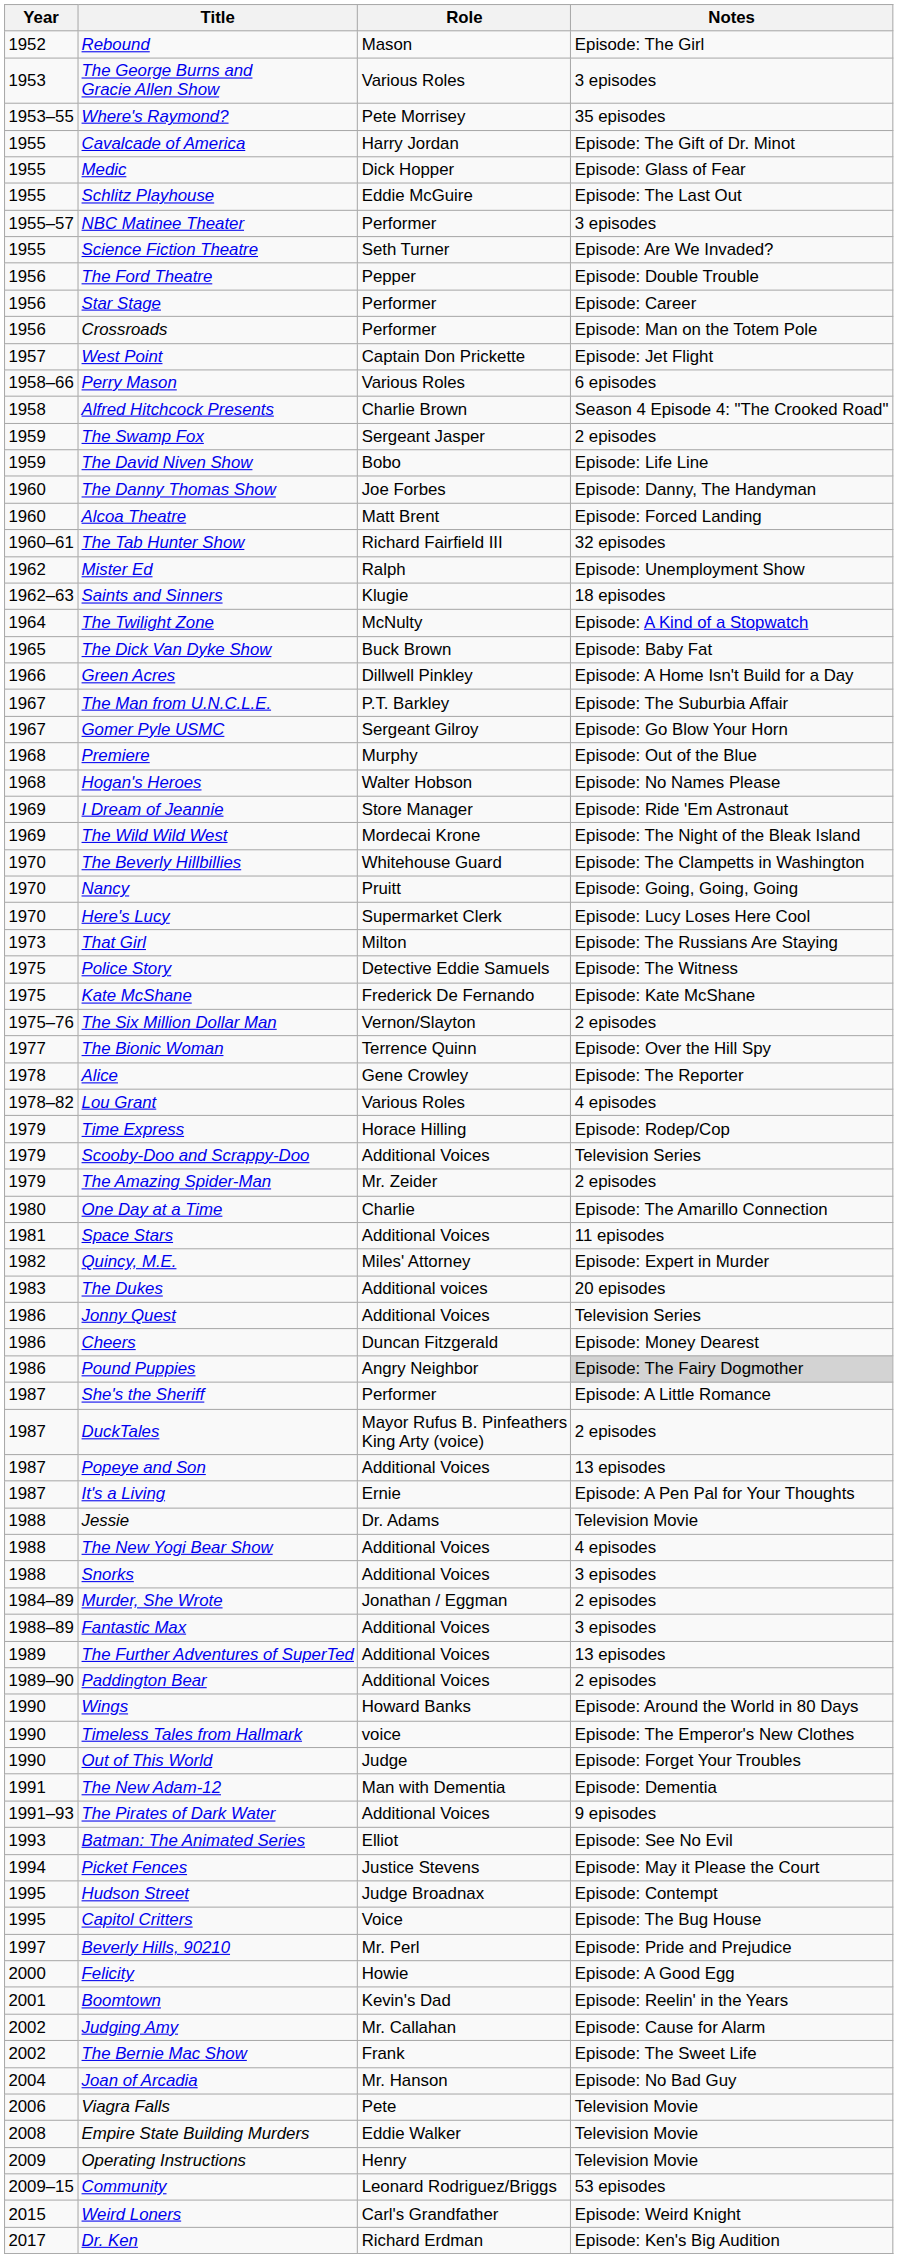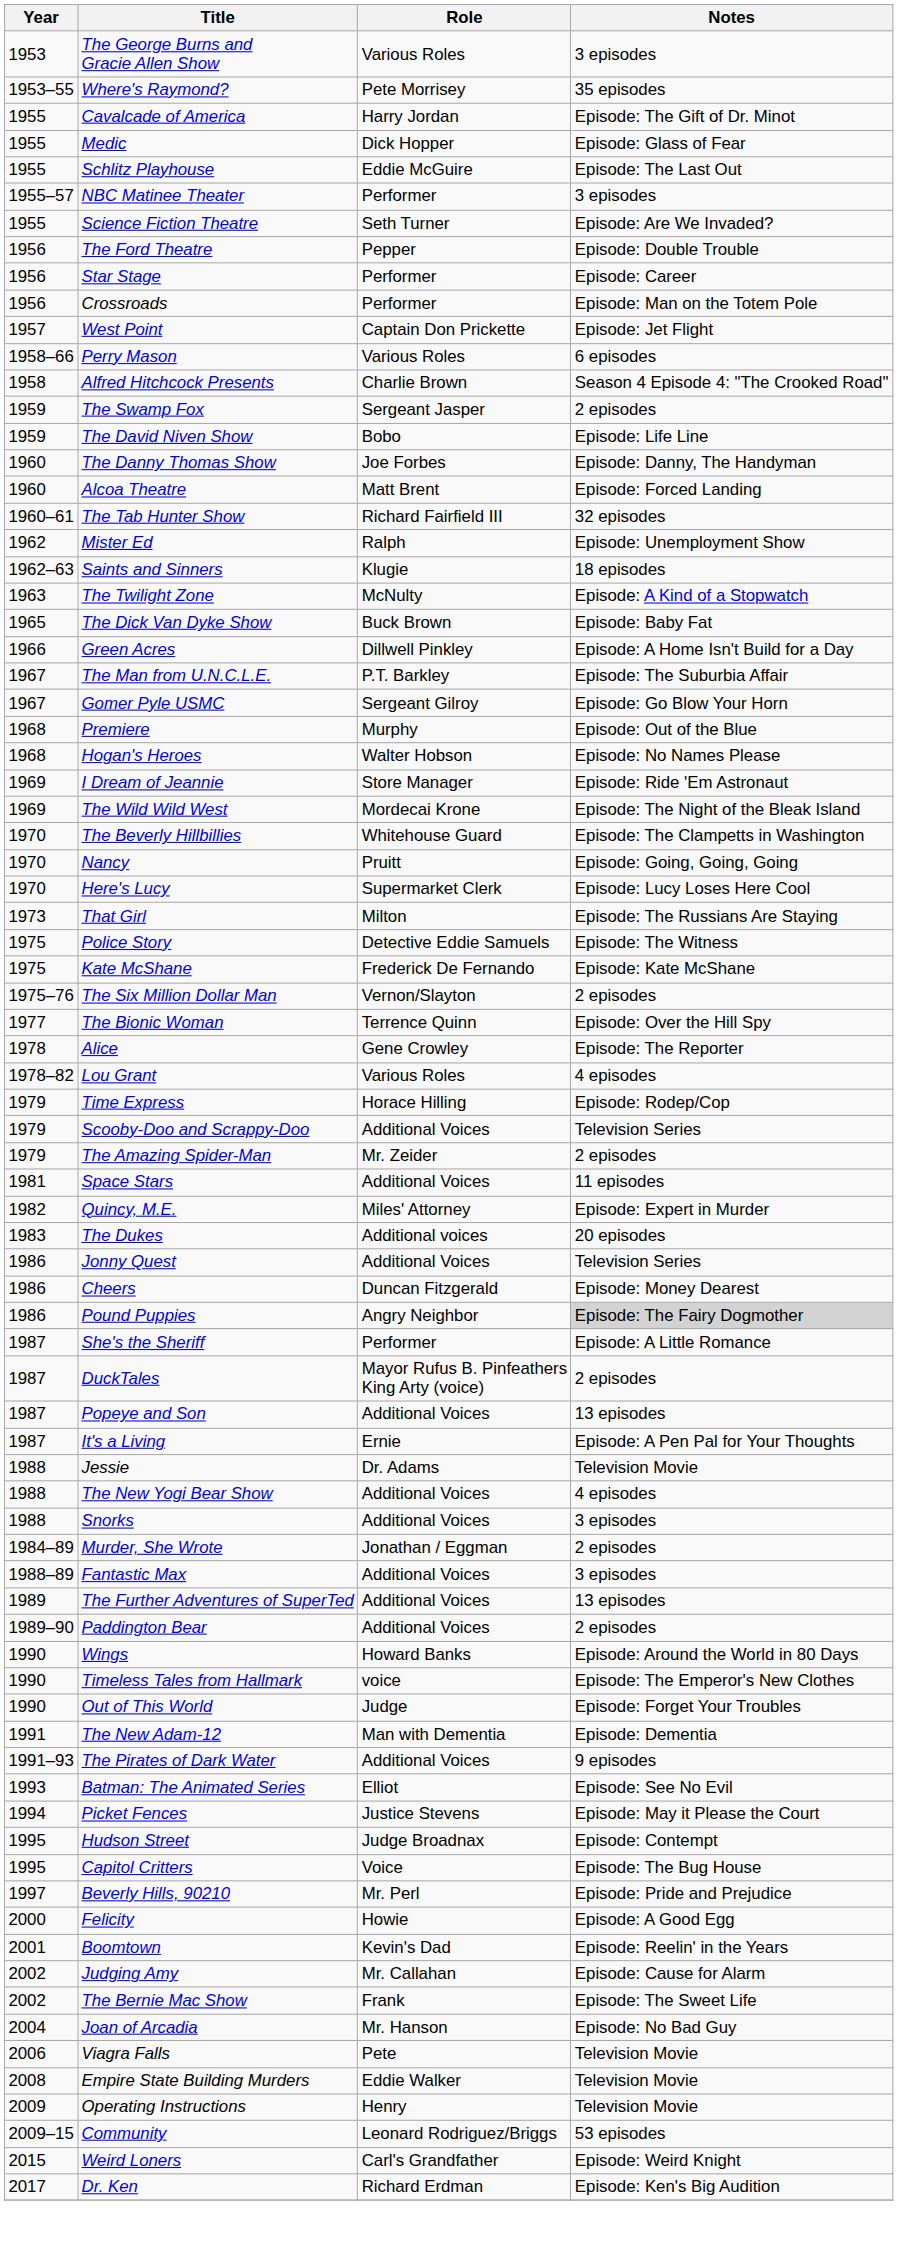- row: (116, 44)
(27, 622) 1964 -> (27, 596) 1963
- row: (152, 1209)
